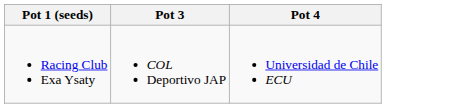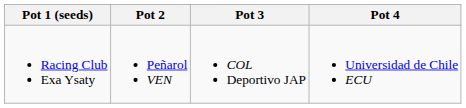+ column: (150, 15)
